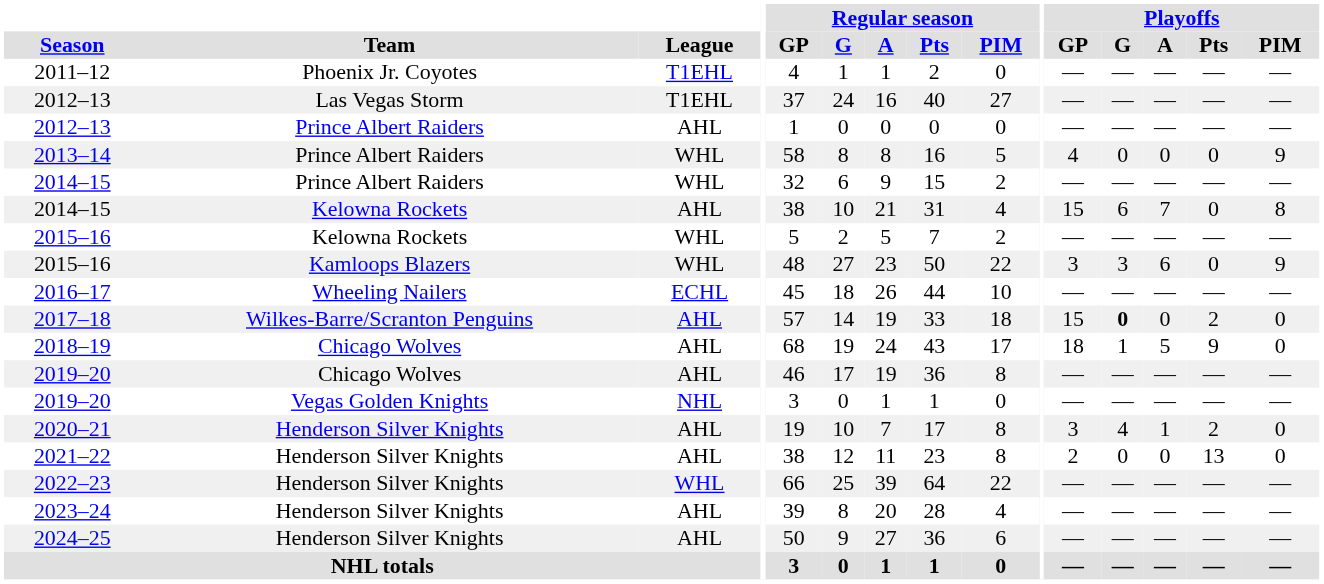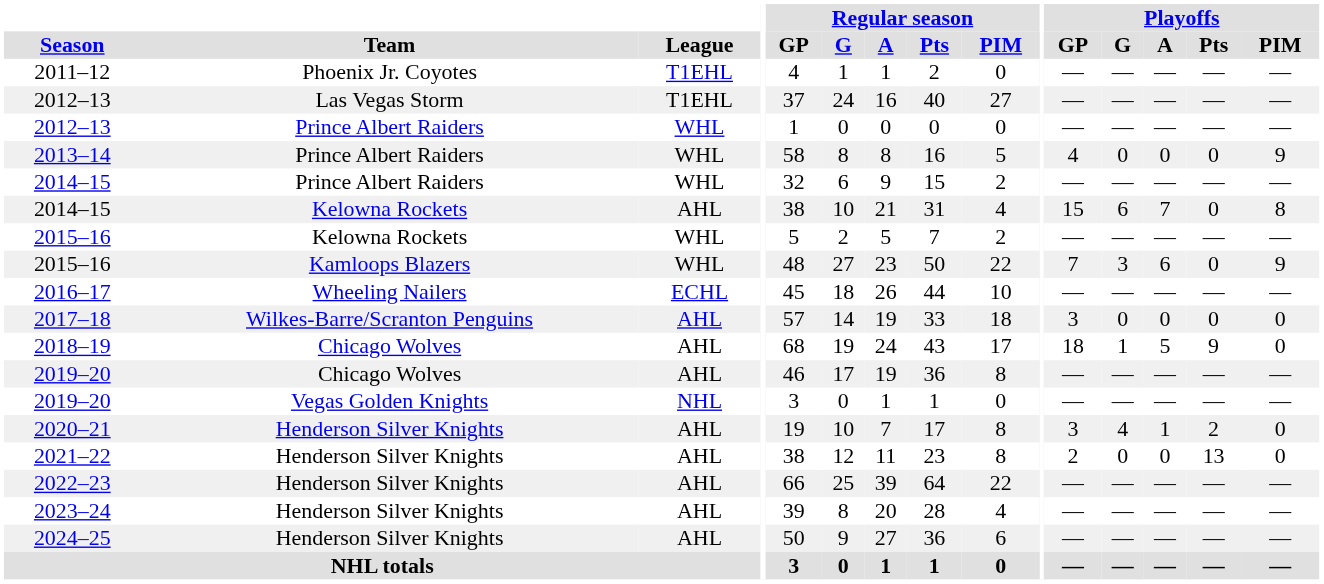(700, 127) AHL -> (700, 127) WHL
(1073, 264) 3 -> (1073, 264) 7
(1073, 318) 15 -> (1073, 318) 3
(1123, 318) bold -> (1123, 318) normal
(1214, 318) 2 -> (1214, 318) 0
(700, 483) WHL -> (700, 483) AHL
